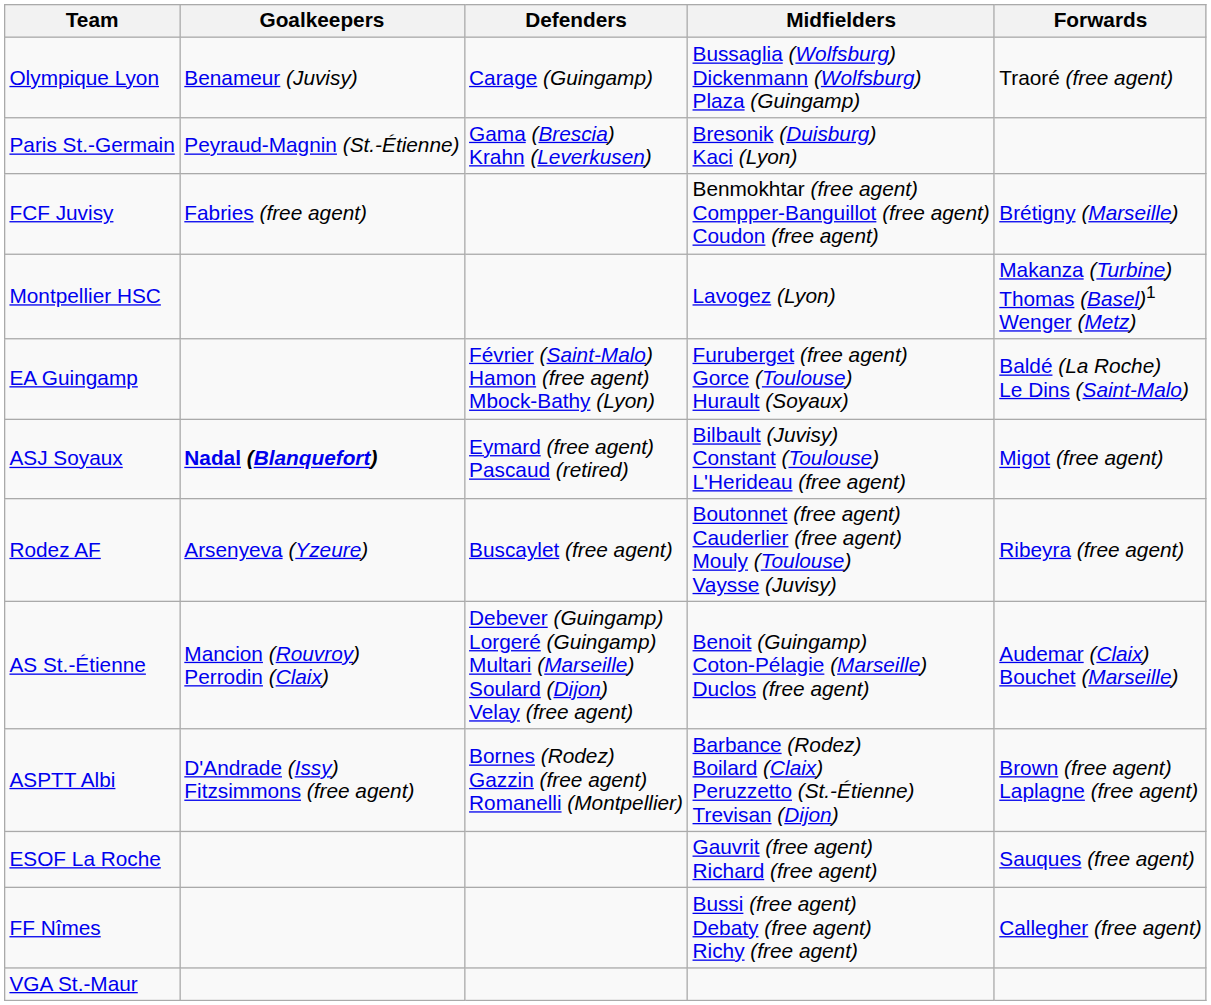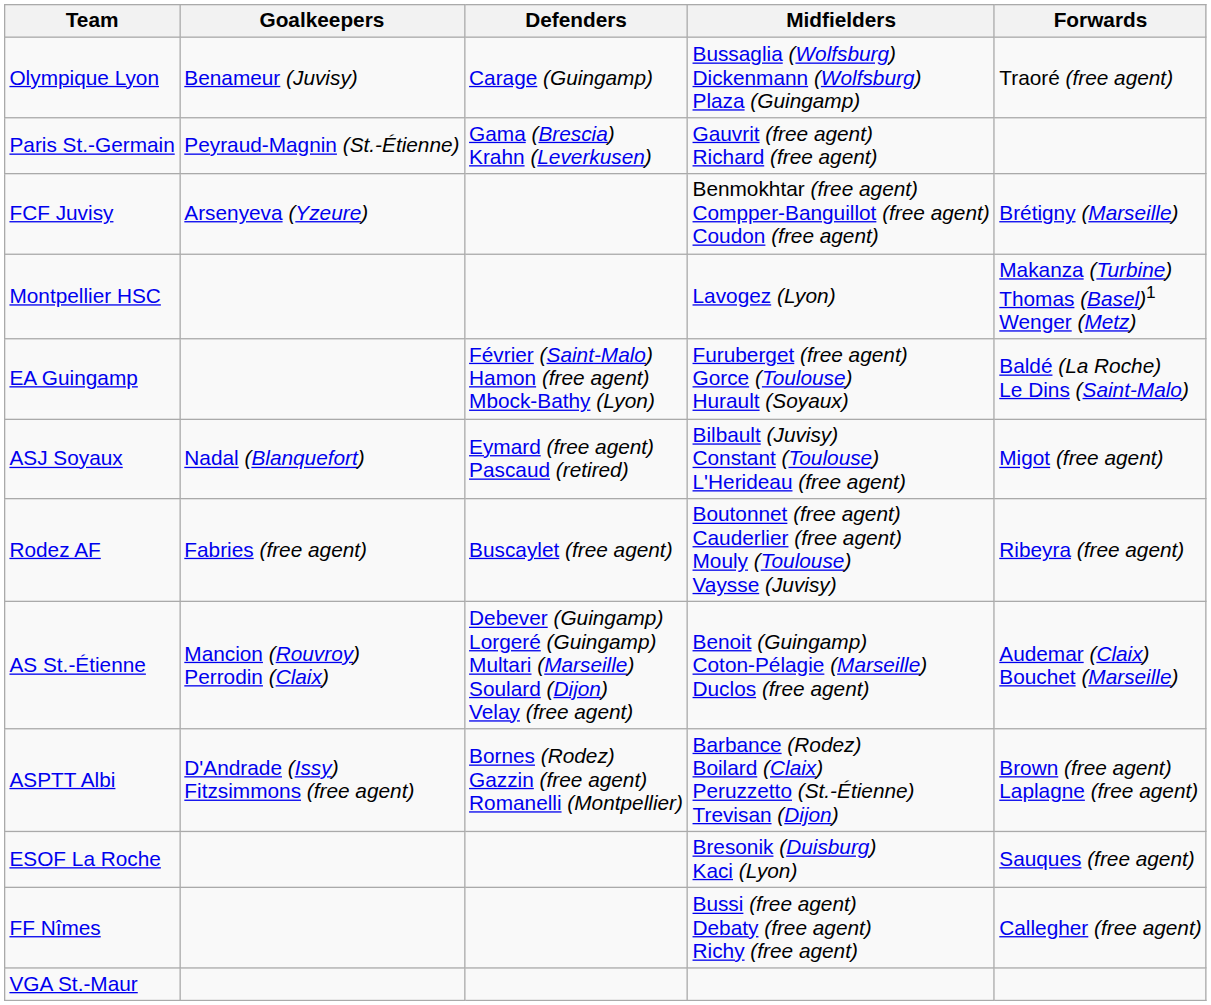(784, 145) Bresonik (Duisburg) Kaci (Lyon) -> (785, 145) Gauvrit (free agent) Richard (free agent)
(276, 213) Fabries (free agent) -> (276, 213) Arsenyeva (Yzeure)
(281, 458) bold -> (275, 458) normal
(276, 550) Arsenyeva (Yzeure) -> (276, 550) Fabries (free agent)
(785, 859) Gauvrit (free agent) Richard (free agent) -> (784, 859) Bresonik (Duisburg) Kaci (Lyon)
